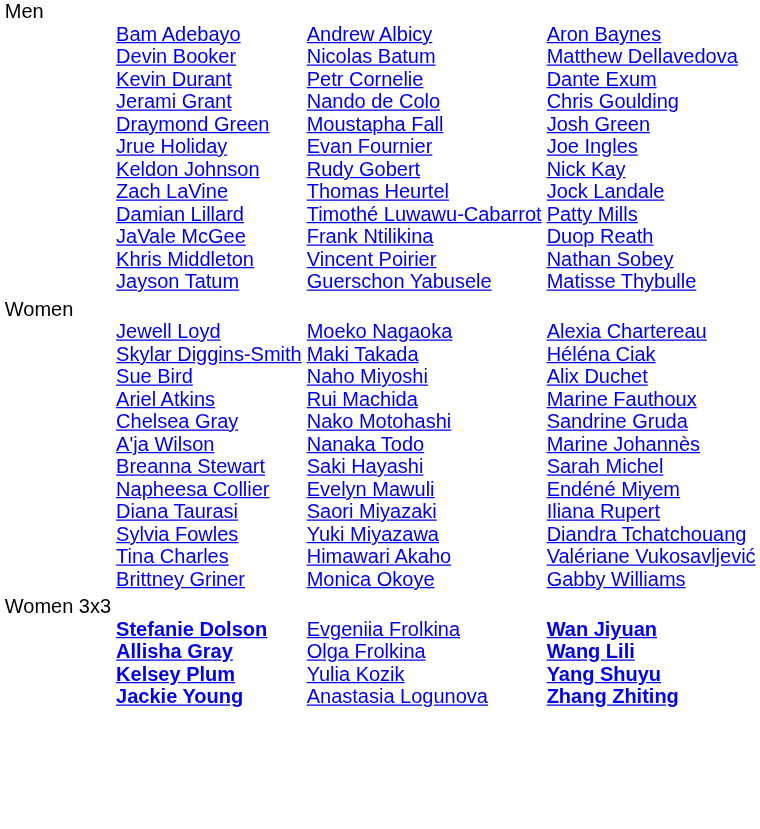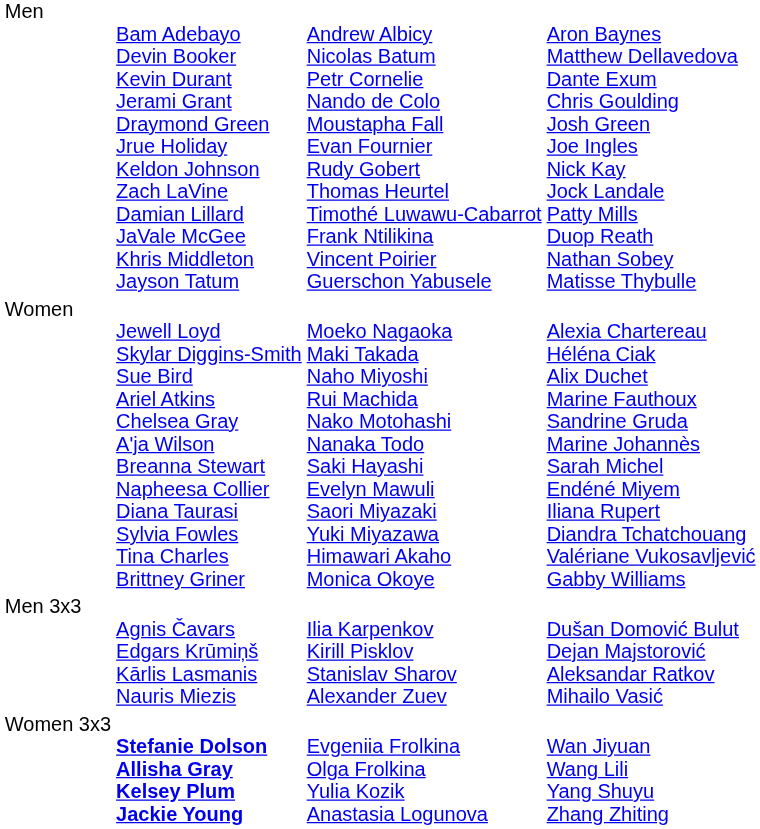+ row: (43, 606)
(613, 663) bold -> (608, 780) normal
